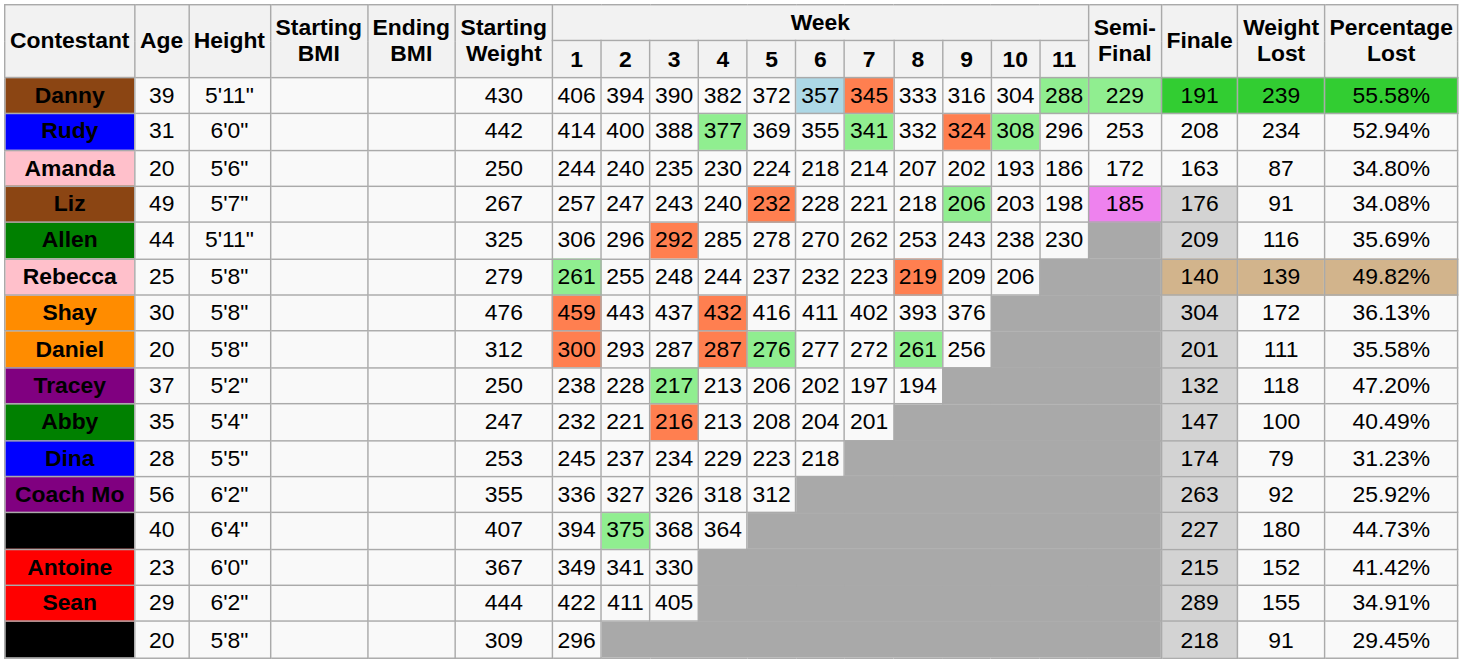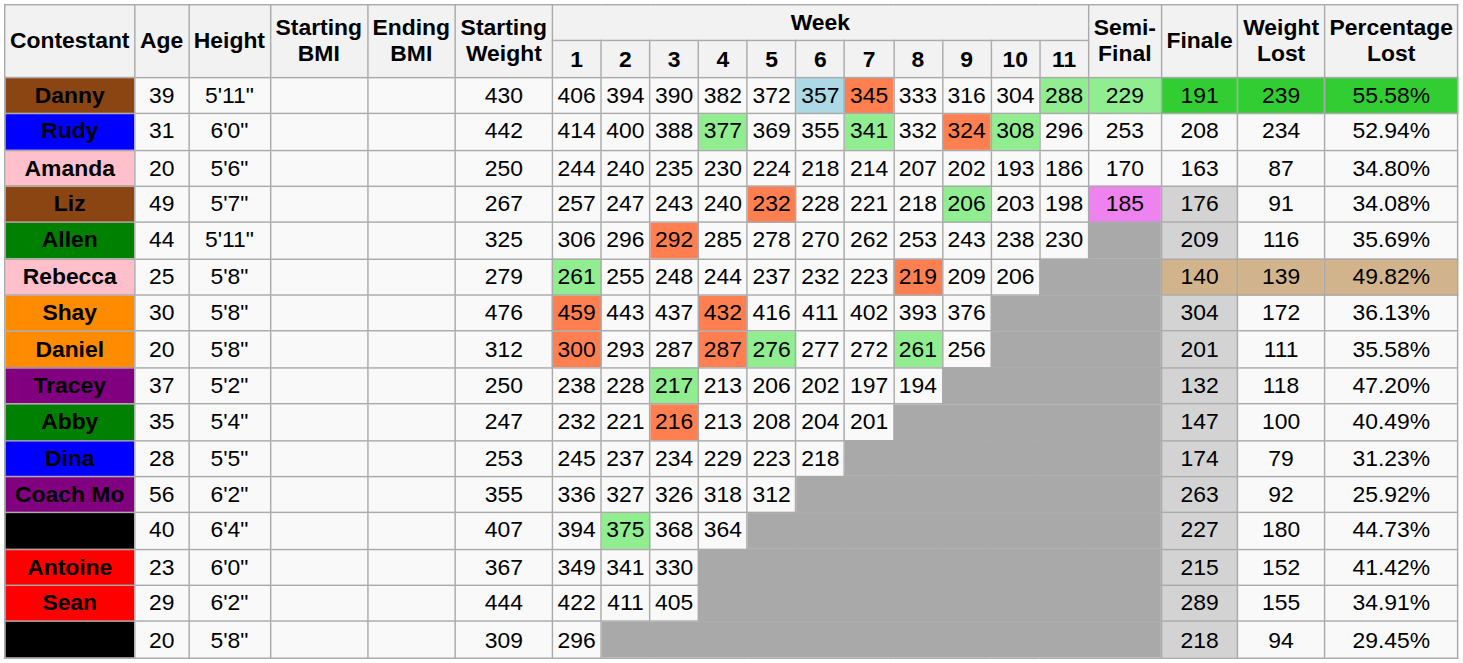(1125, 167) 172 -> (1125, 167) 170
(1281, 639) 91 -> (1281, 639) 94
